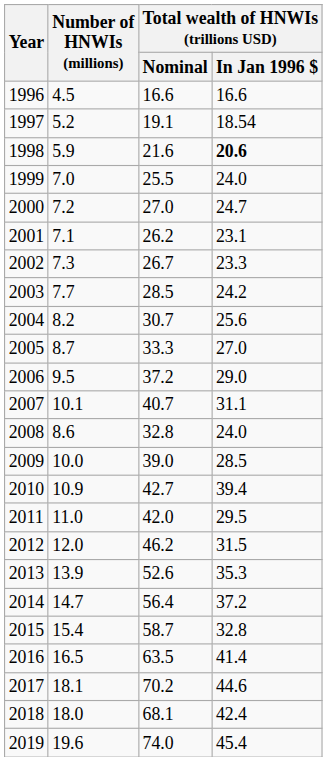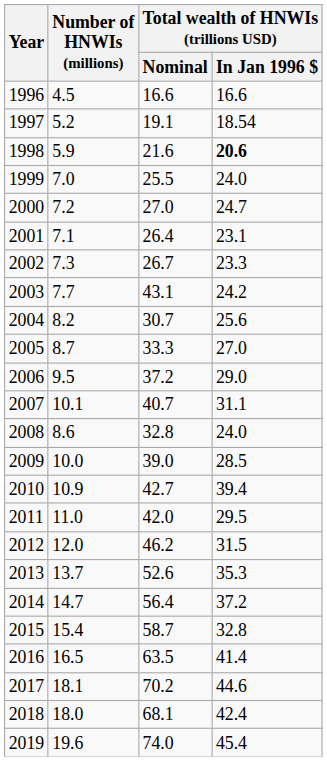(158, 235) 26.2 -> (158, 235) 26.4
(158, 292) 28.5 -> (158, 292) 43.1
(68, 573) 13.9 -> (68, 573) 13.7
